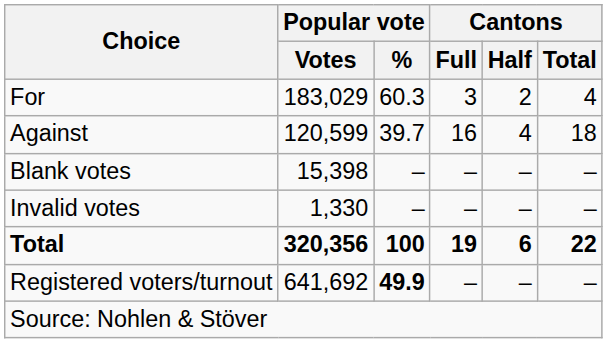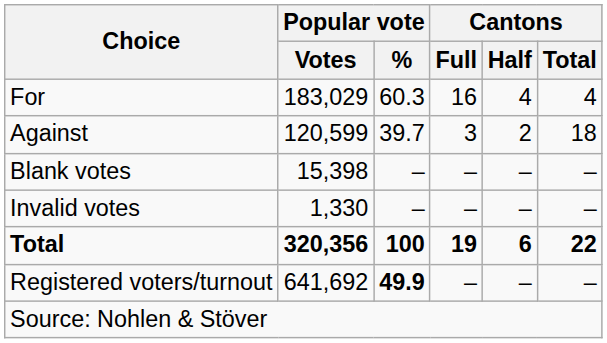(470, 97) 3 -> (464, 97) 16
(525, 97) 2 -> (525, 97) 4
(464, 134) 16 -> (470, 134) 3
(525, 134) 4 -> (525, 134) 2
